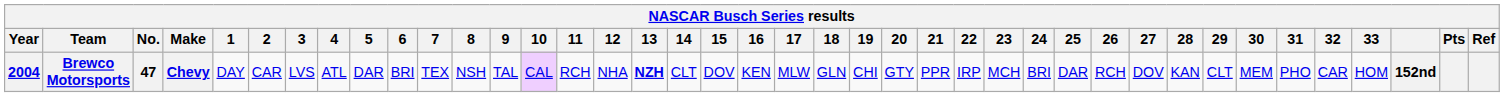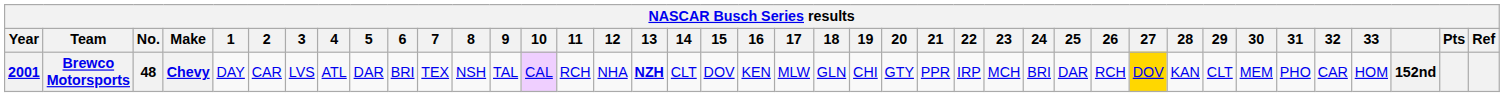(24, 72) 2004 -> (24, 72) 2001
(148, 72) 47 -> (148, 72) 48
(1148, 72) no background -> (1148, 72) gold background
